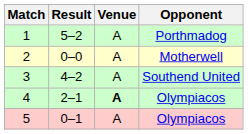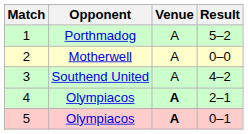columns swapped: (191, 14) <-> (71, 14)
(117, 118) normal -> (175, 118) bold
